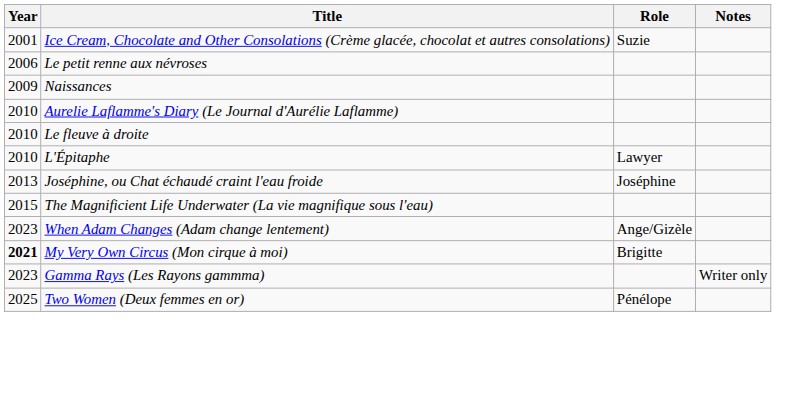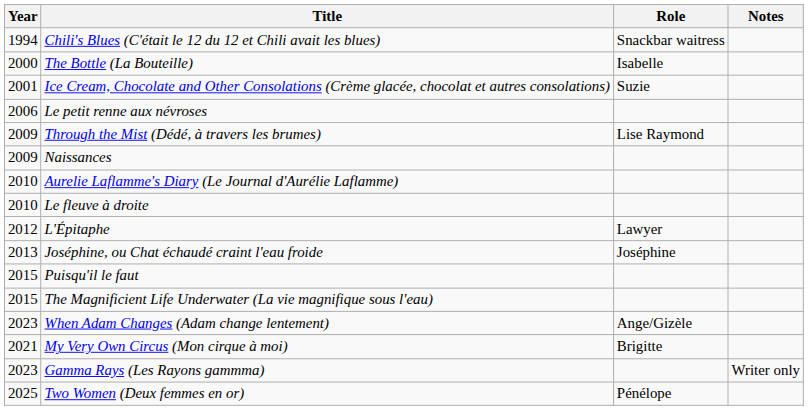+ row: (212, 39)
+ row: (119, 63)
+ row: (183, 134)
(23, 157) 2010 -> (23, 228) 2012
+ row: (92, 275)
(23, 252) bold -> (23, 346) normal
